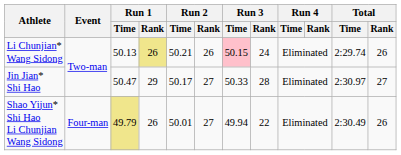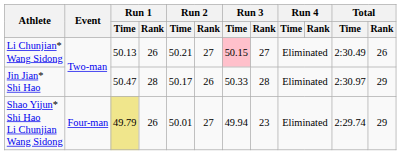(153, 52) khaki background -> (153, 52) no background
(208, 52) 26 -> (208, 52) 27
(264, 52) 24 -> (264, 52) 27
(350, 52) 2:29.74 -> (350, 52) 2:30.49
(153, 82) 29 -> (153, 82) 28
(208, 82) 27 -> (208, 82) 26
(382, 82) 27 -> (382, 82) 29
(264, 123) 22 -> (264, 123) 23
(350, 123) 2:30.49 -> (350, 123) 2:29.74
(382, 123) 26 -> (382, 123) 29
